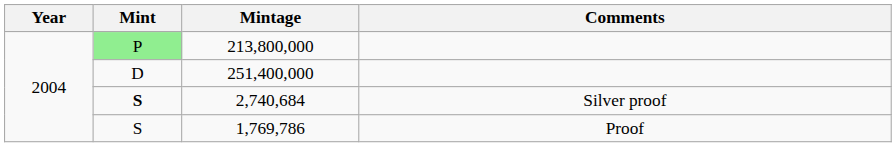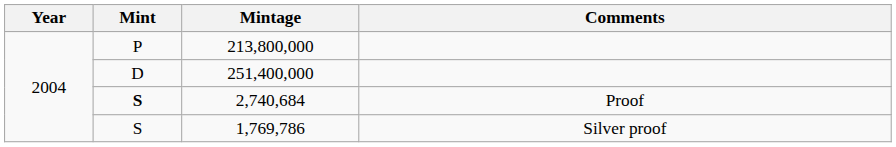(137, 45) lightgreen background -> (137, 45) no background
(625, 100) Silver proof -> (625, 100) Proof
(625, 127) Proof -> (625, 127) Silver proof
